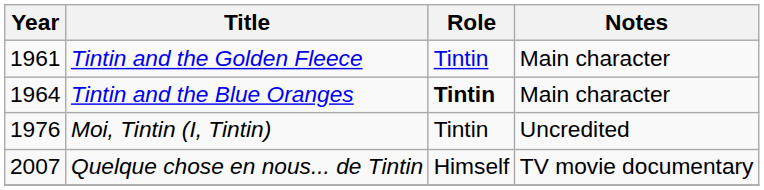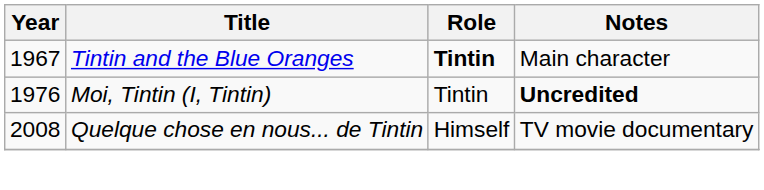- row: (217, 58)
(35, 94) 1964 -> (35, 58) 1967
(575, 130) normal -> (579, 94) bold
(35, 166) 2007 -> (35, 130) 2008
